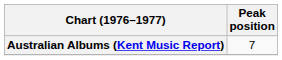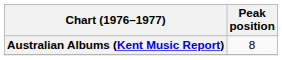(252, 45) 7 -> (252, 45) 8
